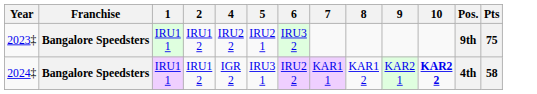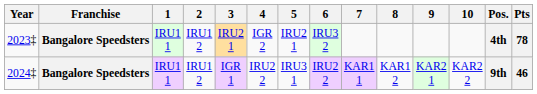+ column: (231, 13)
(231, 39) IRU2 2 -> (262, 39) IGR 2
(468, 39) 9th -> (498, 39) 4th
(492, 39) 75 -> (522, 39) 78
(231, 72) IGR 2 -> (262, 72) IRU2 2
(437, 72) bold -> (467, 72) normal
(468, 72) 4th -> (498, 72) 9th
(492, 72) 58 -> (522, 72) 46
